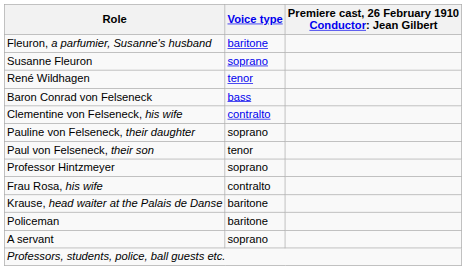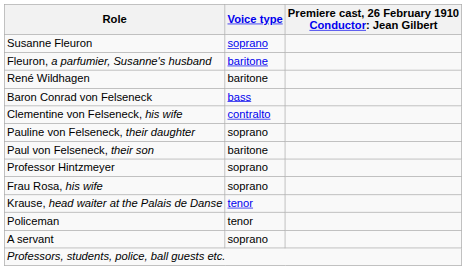rows swapped: (50, 61) <-> (109, 43)
(240, 79) tenor -> (248, 79) baritone
(240, 150) tenor -> (248, 150) baritone
(249, 185) contralto -> (248, 185) soprano
(248, 203) baritone -> (240, 203) tenor
(248, 221) baritone -> (240, 221) tenor
